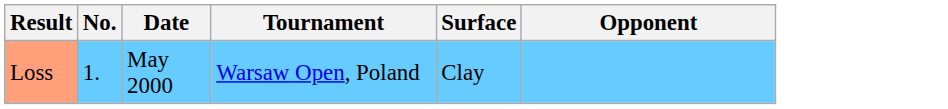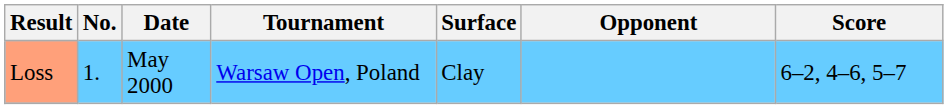+ column: (859, 22)
